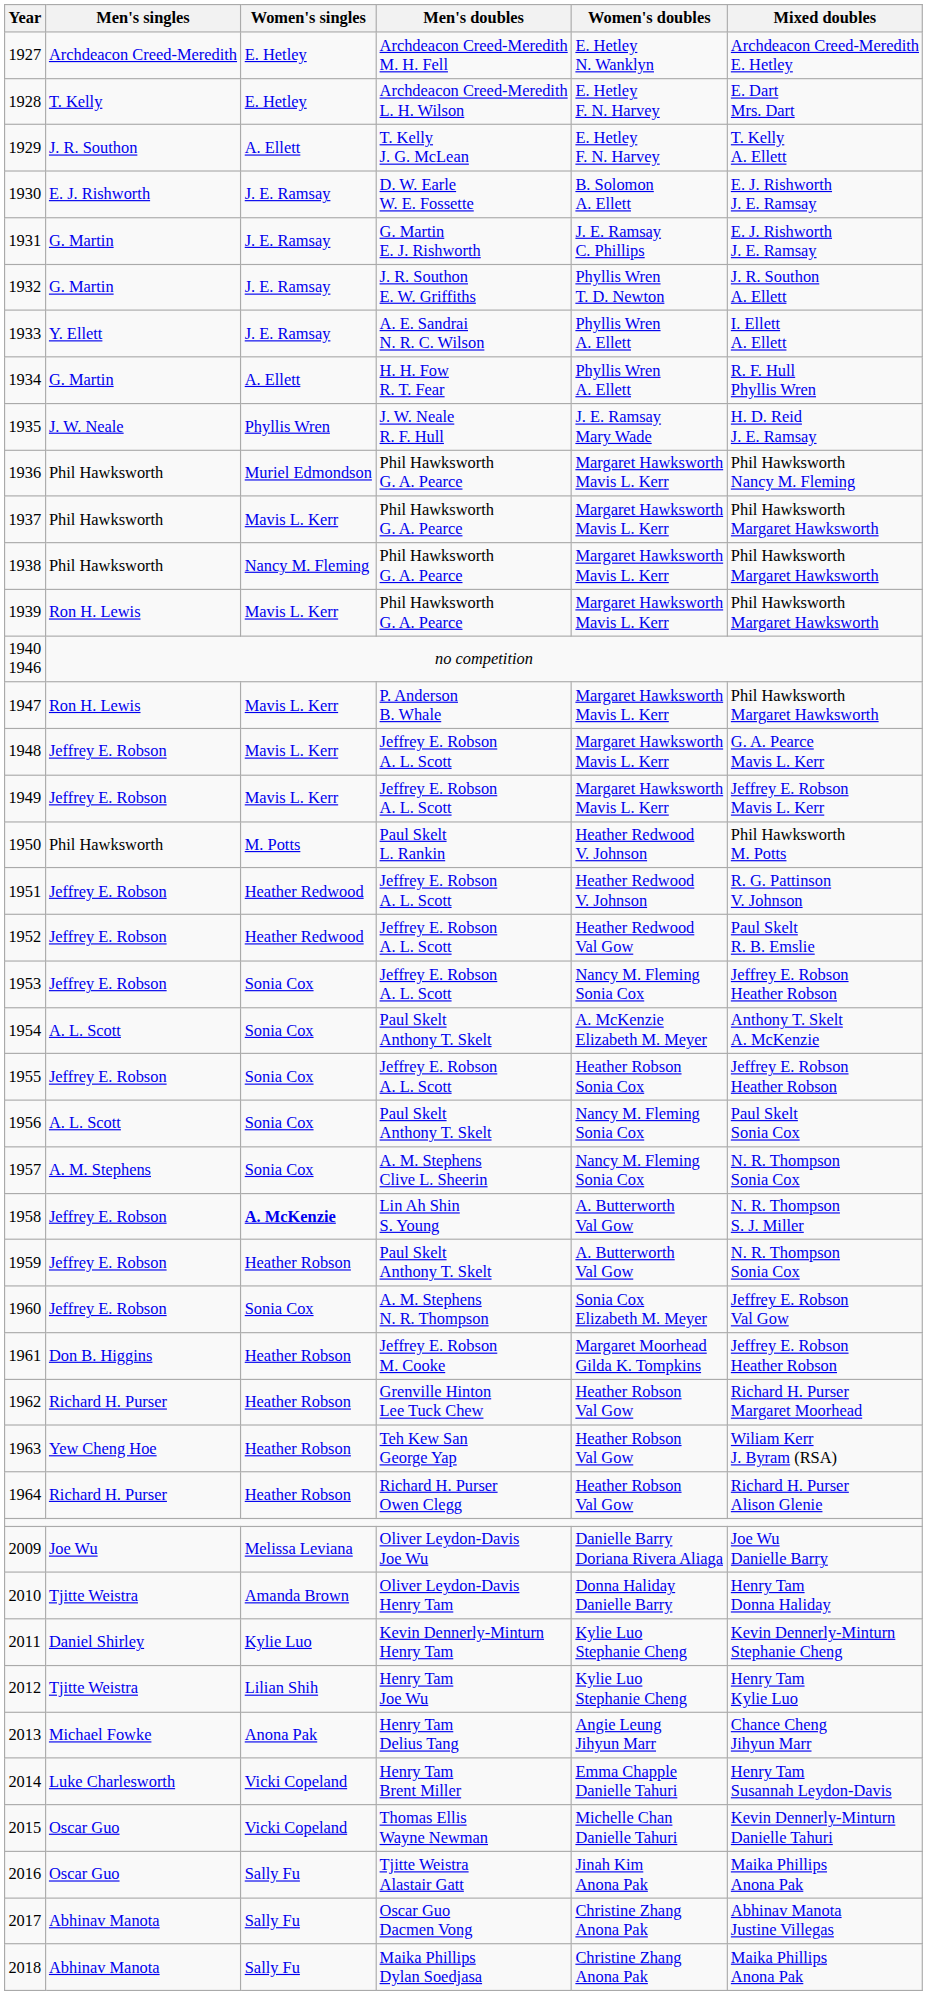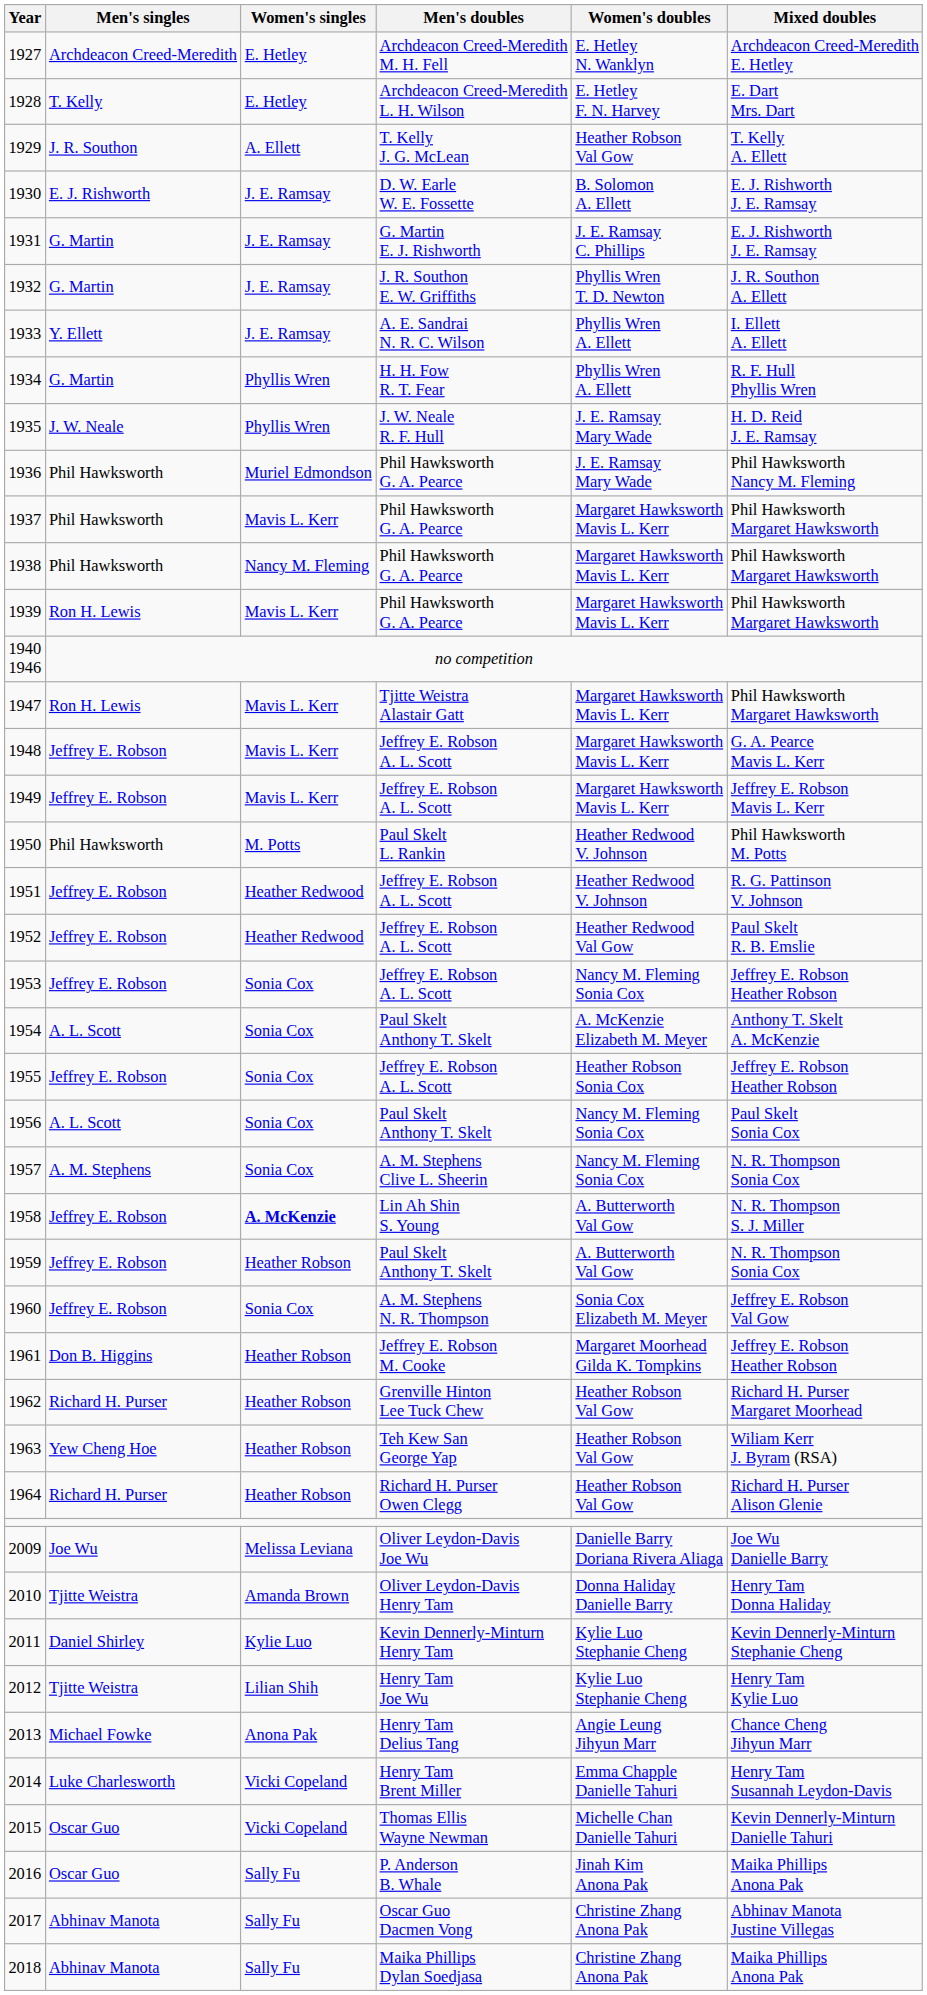(618, 148) E. Hetley F. N. Harvey -> (628, 148) Heather Robson Val Gow
(273, 380) A. Ellett -> (287, 380) Phyllis Wren
(649, 473) Margaret Hawksworth Mavis L. Kerr -> (618, 473) J. E. Ramsay Mary Wade
(419, 705) P. Anderson B. Whale -> (424, 705) Tjitte Weistra Alastair Gatt
(424, 1874) Tjitte Weistra Alastair Gatt -> (419, 1874) P. Anderson B. Whale
